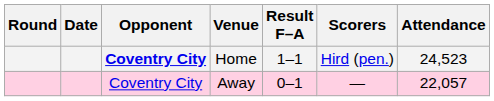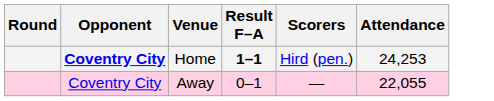- column: (81, 25)
(290, 58) normal -> (249, 58) bold
(443, 58) 24,523 -> (403, 58) 24,253
(443, 83) 22,057 -> (403, 83) 22,055
